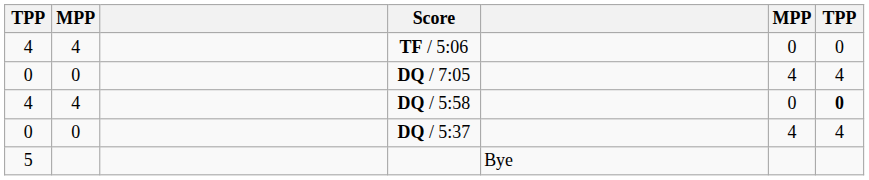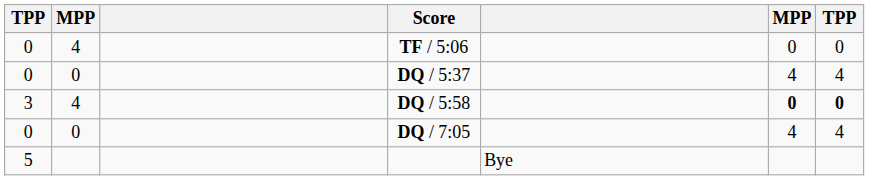(28, 47) 4 -> (28, 47) 0
rows swapped: (434, 132) <-> (434, 75)
(28, 103) 4 -> (28, 103) 3
(792, 103) normal -> (792, 103) bold
